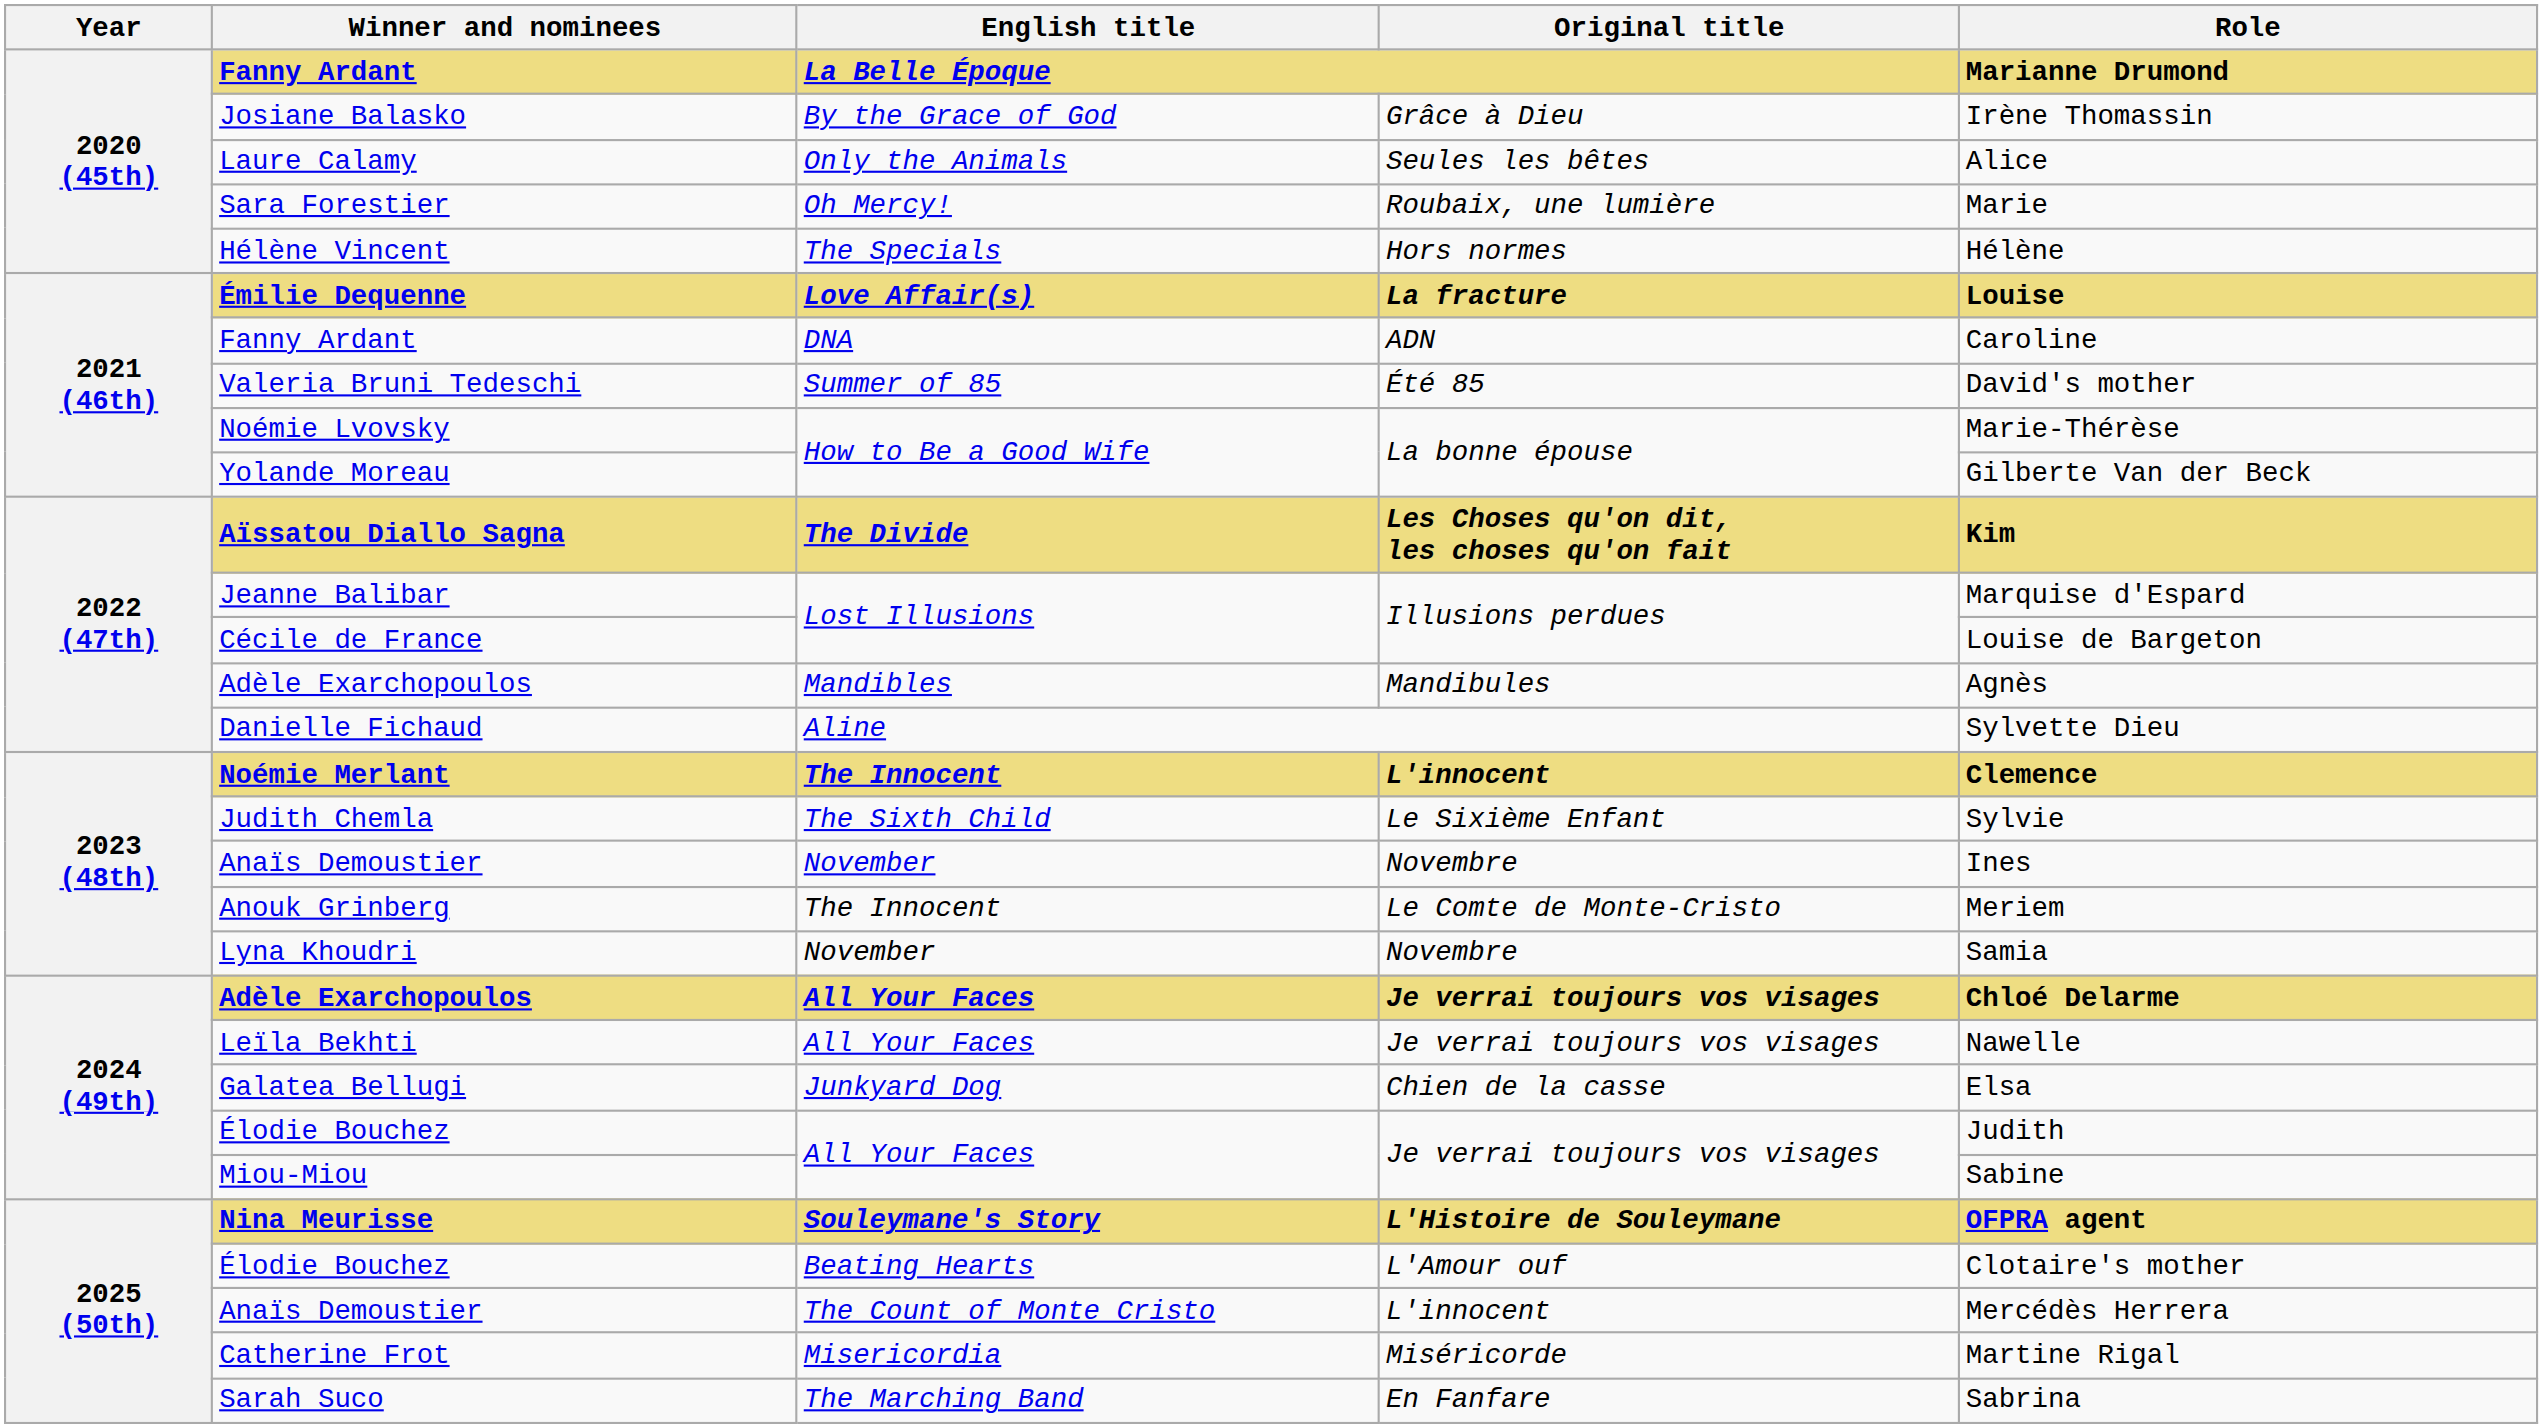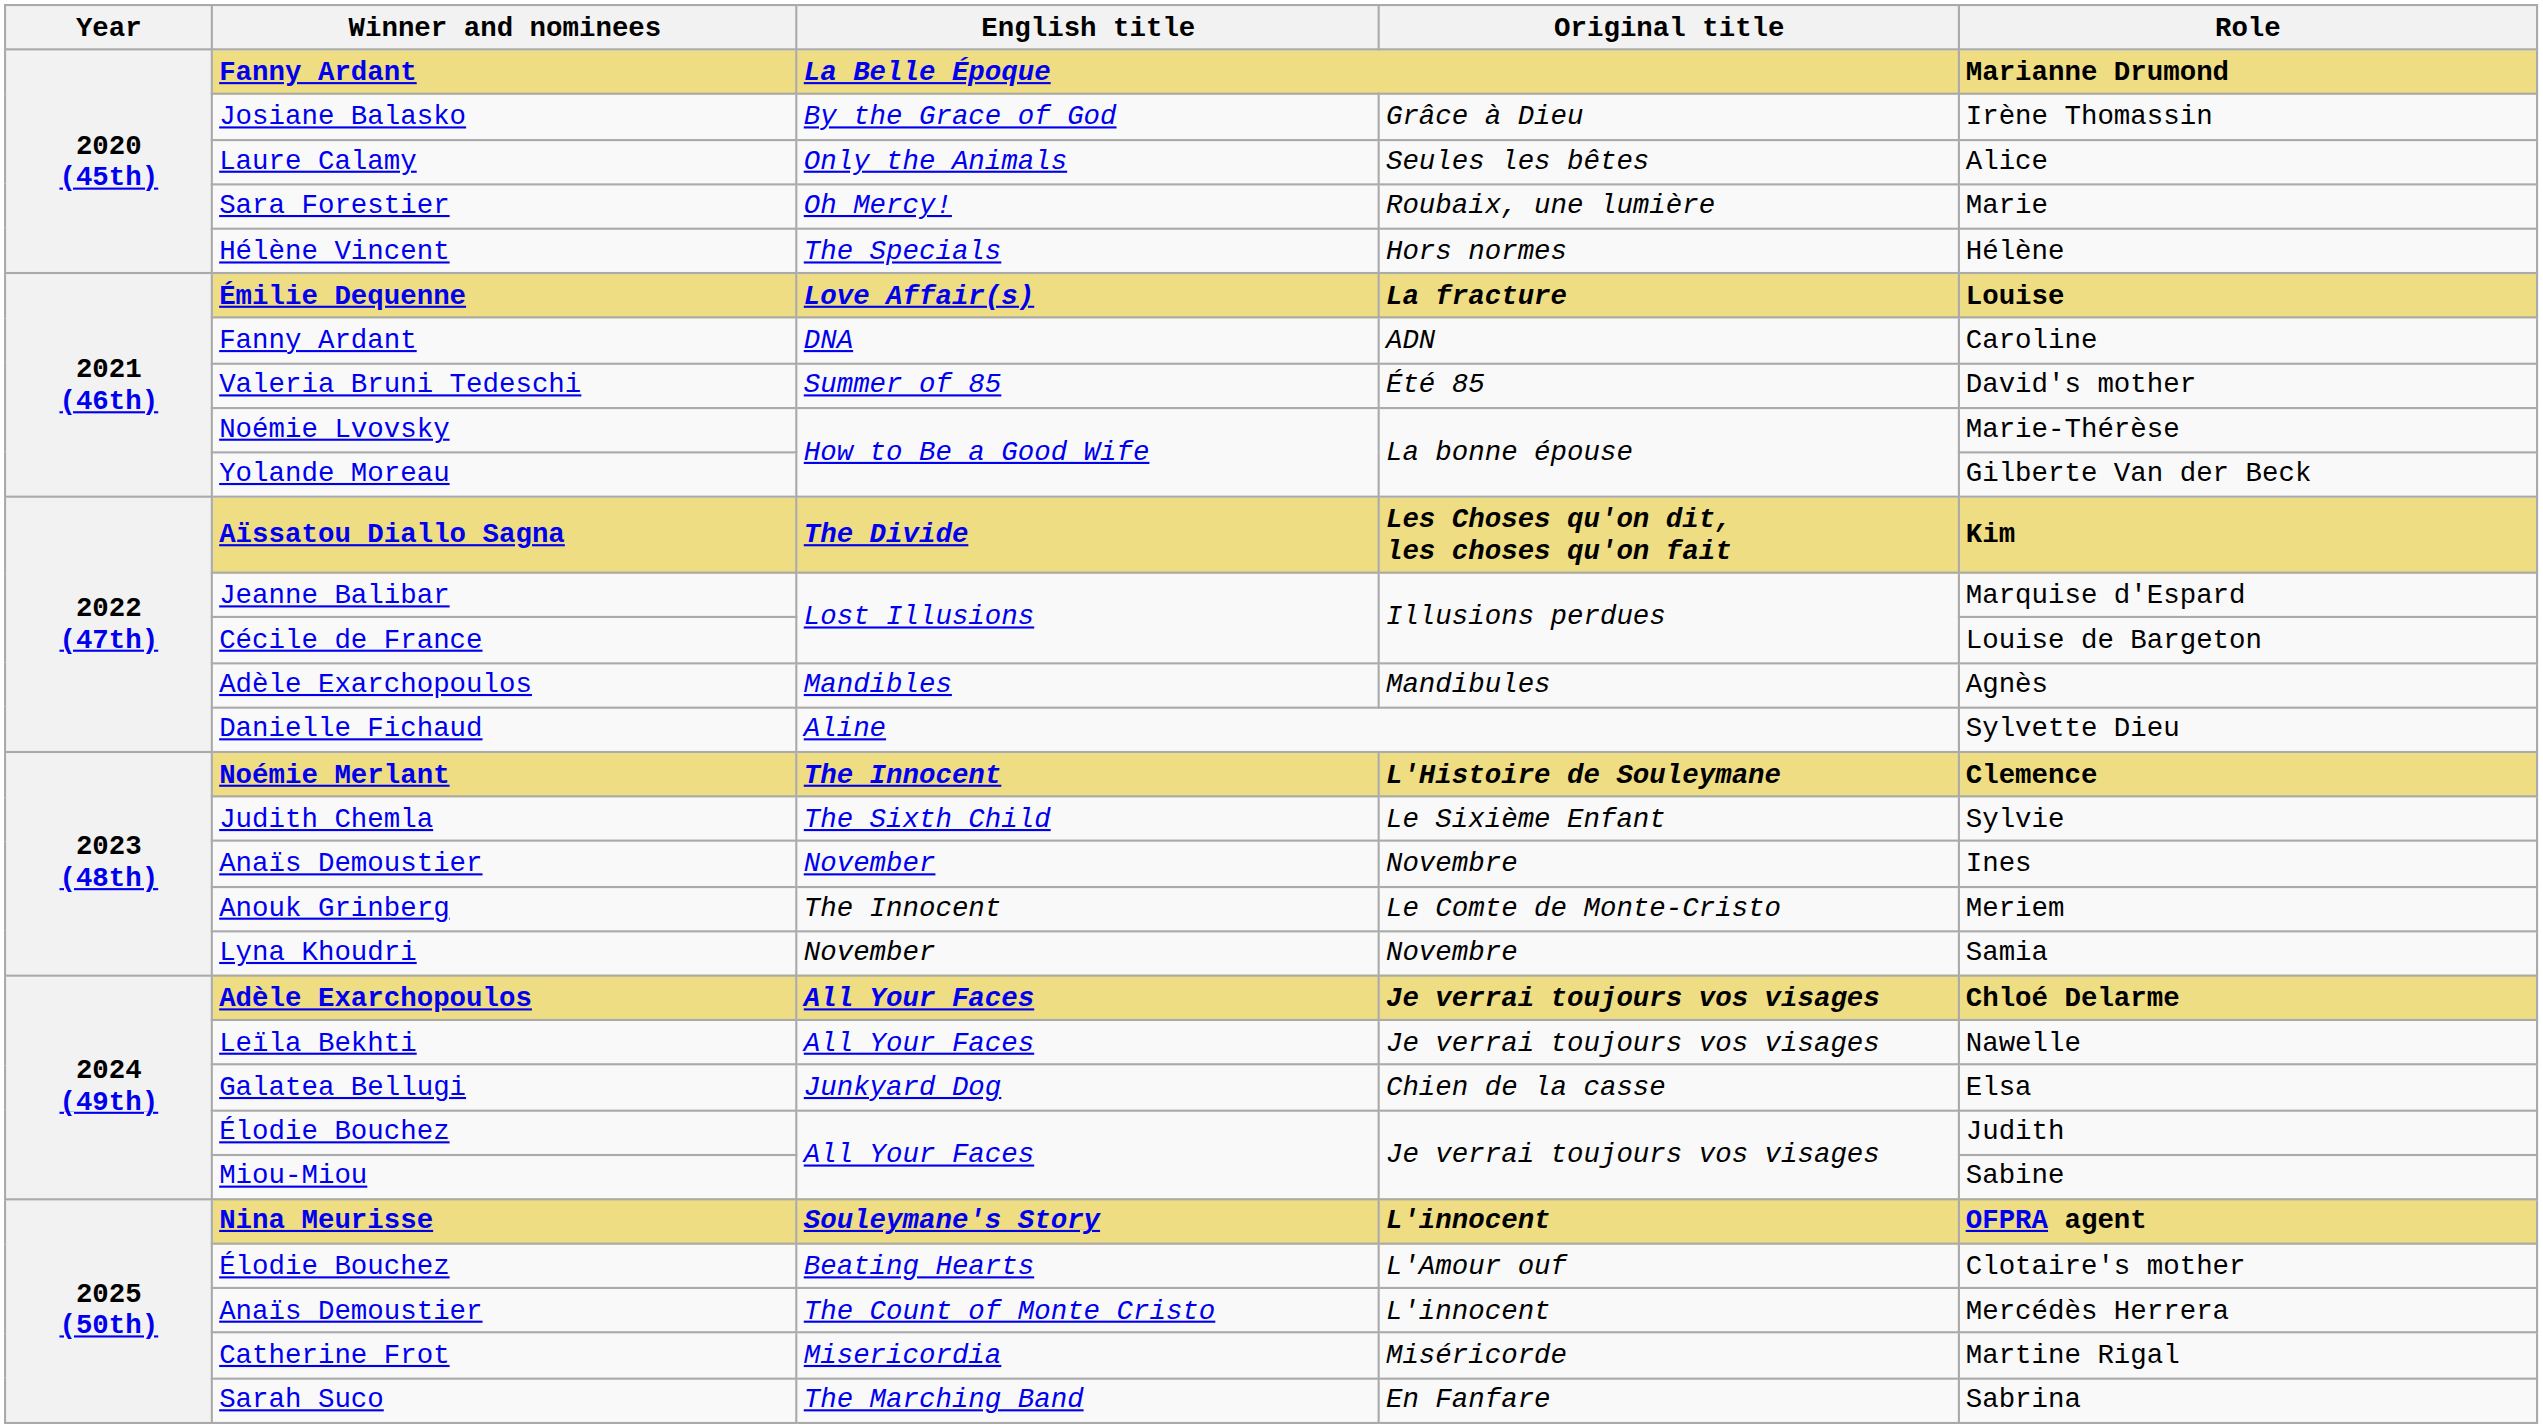(1468, 774) L'innocent -> (1583, 774) L'Histoire de Souleymane
(1583, 1221) L'Histoire de Souleymane -> (1468, 1221) L'innocent
